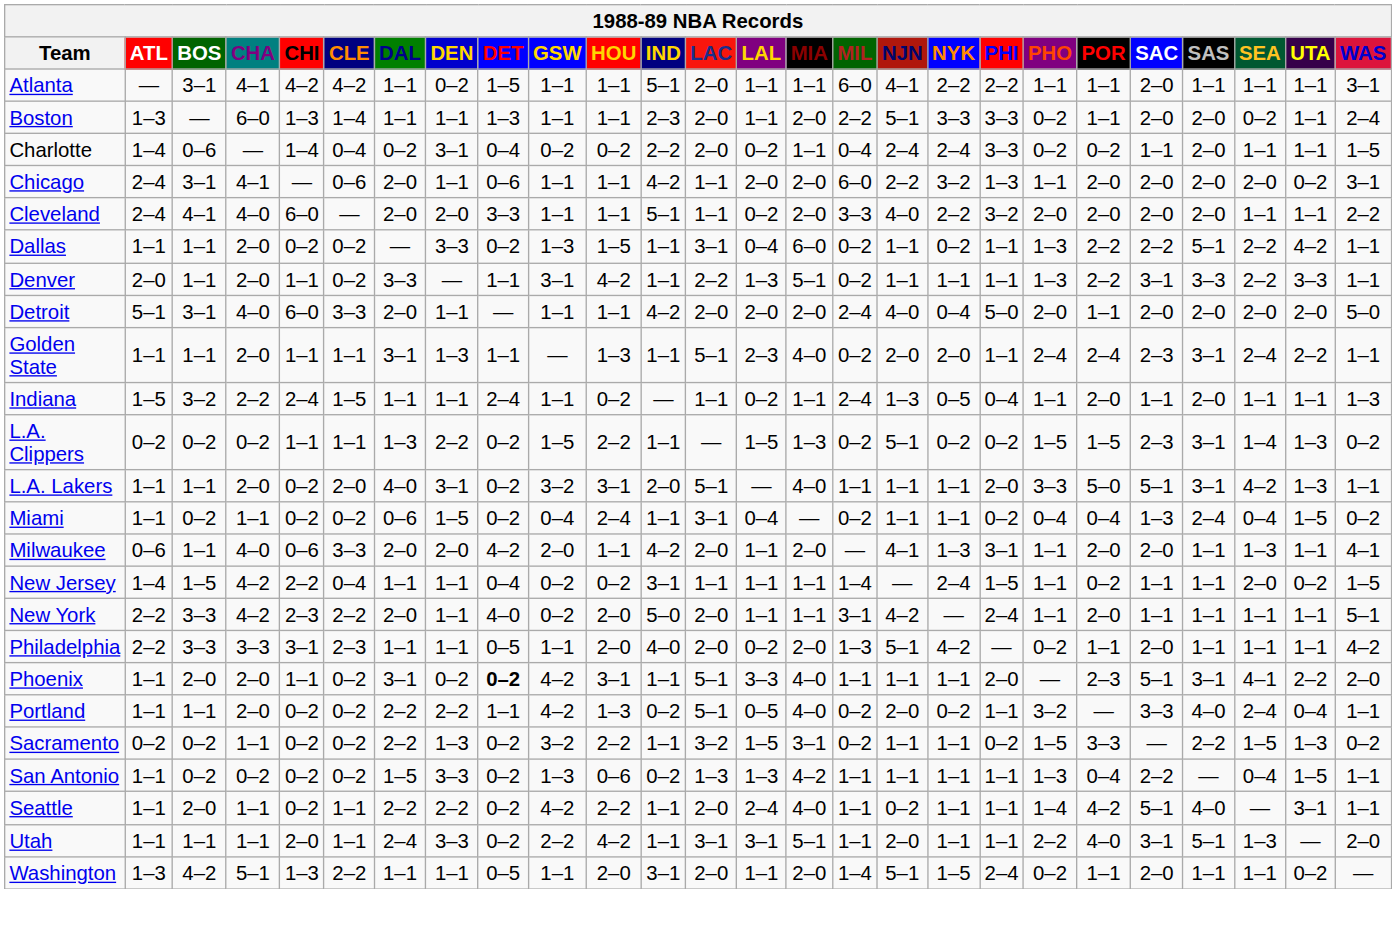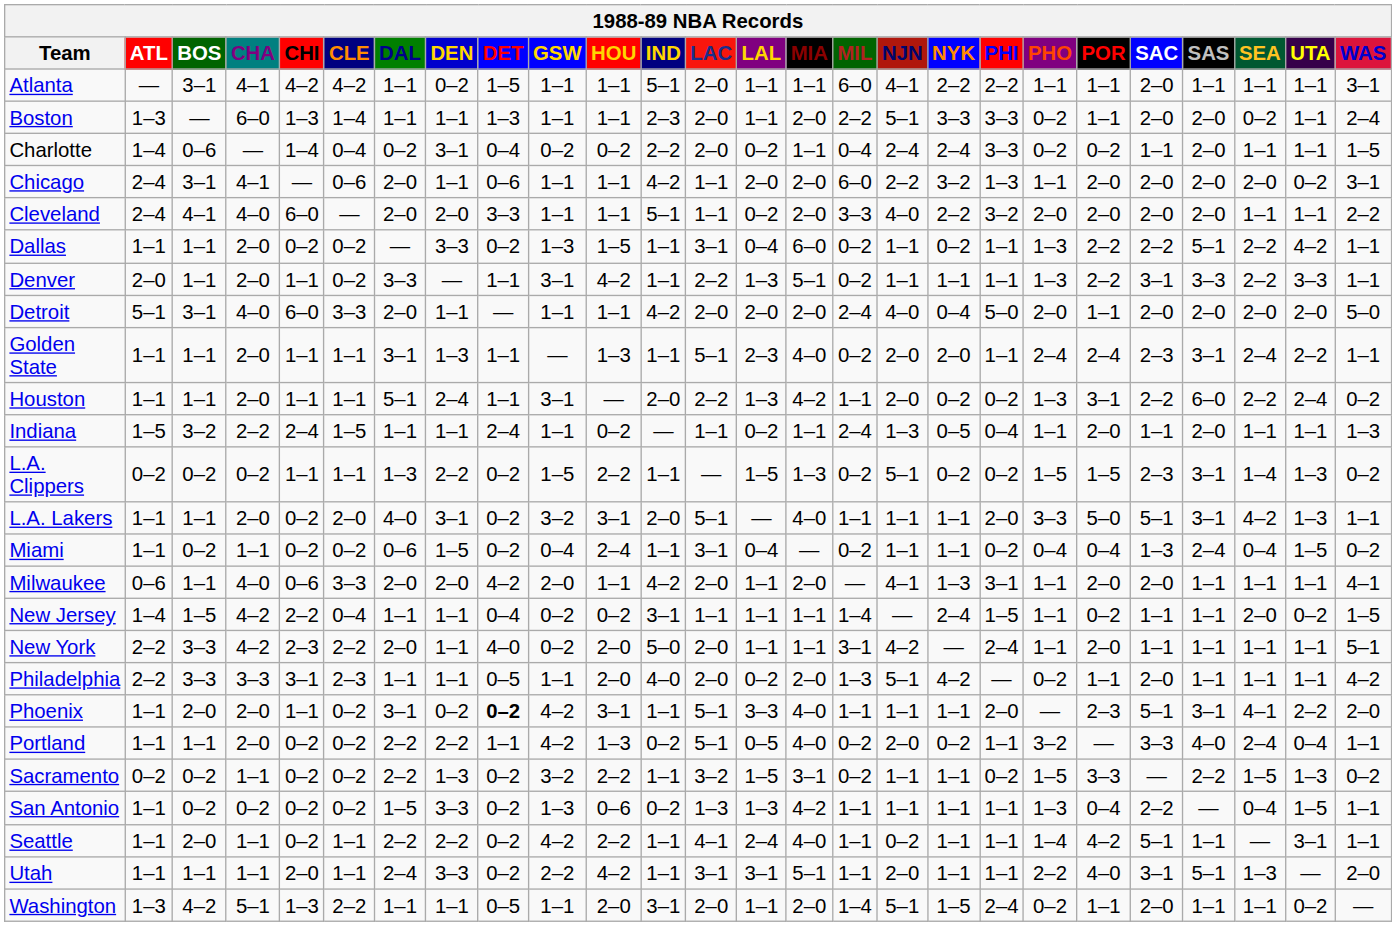+ row: (47, 398)
(1260, 550) 1–3 -> (1260, 582) 1–1
(711, 808) 2–0 -> (711, 840) 4–1
(1208, 808) 4–0 -> (1208, 840) 1–1
